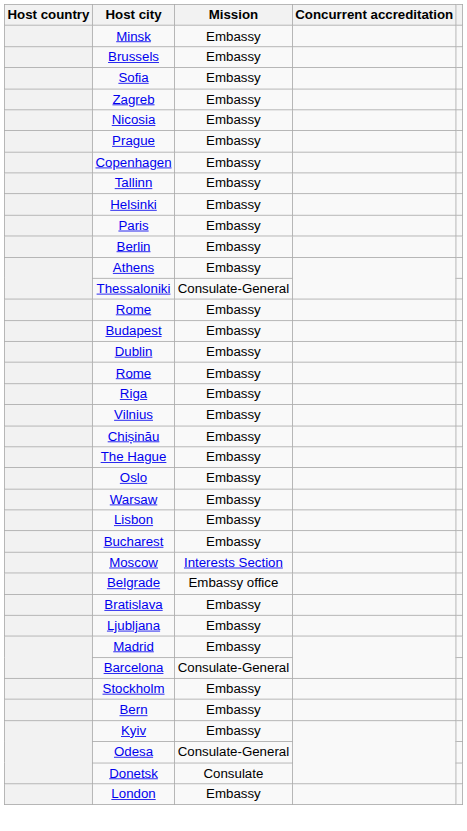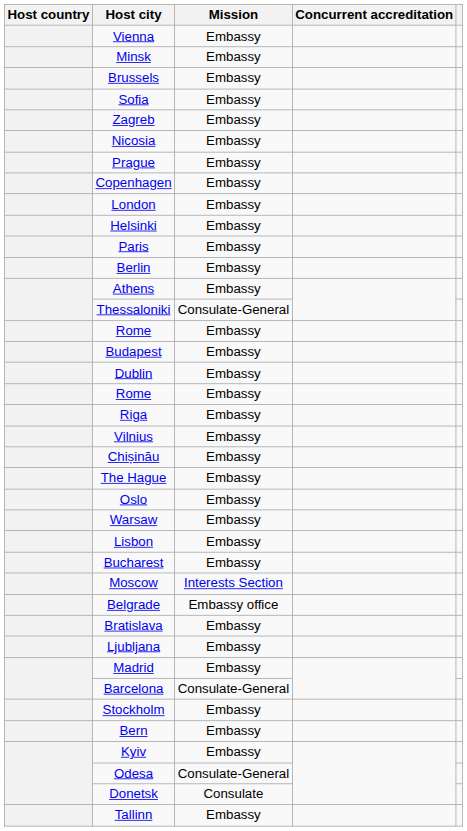+ row: (134, 36)
rows swapped: (134, 183) <-> (134, 794)
